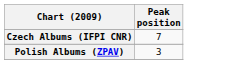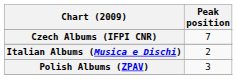+ row: (94, 52)
